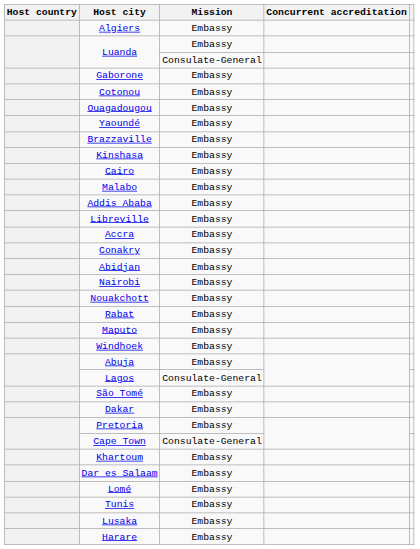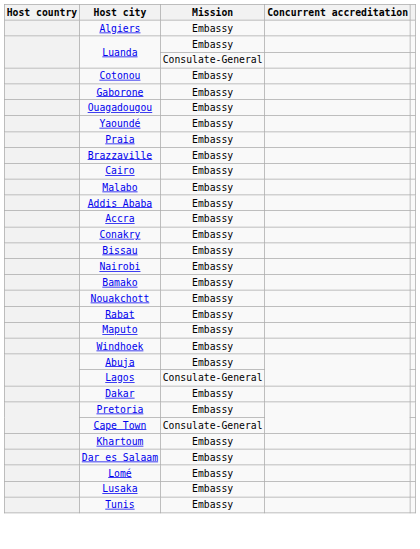rows swapped: (120, 92) <-> (120, 76)
+ row: (120, 139)
- row: (120, 155)
- row: (120, 219)
+ row: (120, 251)
- row: (120, 267)
+ row: (120, 282)
- row: (120, 394)
rows swapped: (120, 505) <-> (120, 521)
- row: (120, 537)
